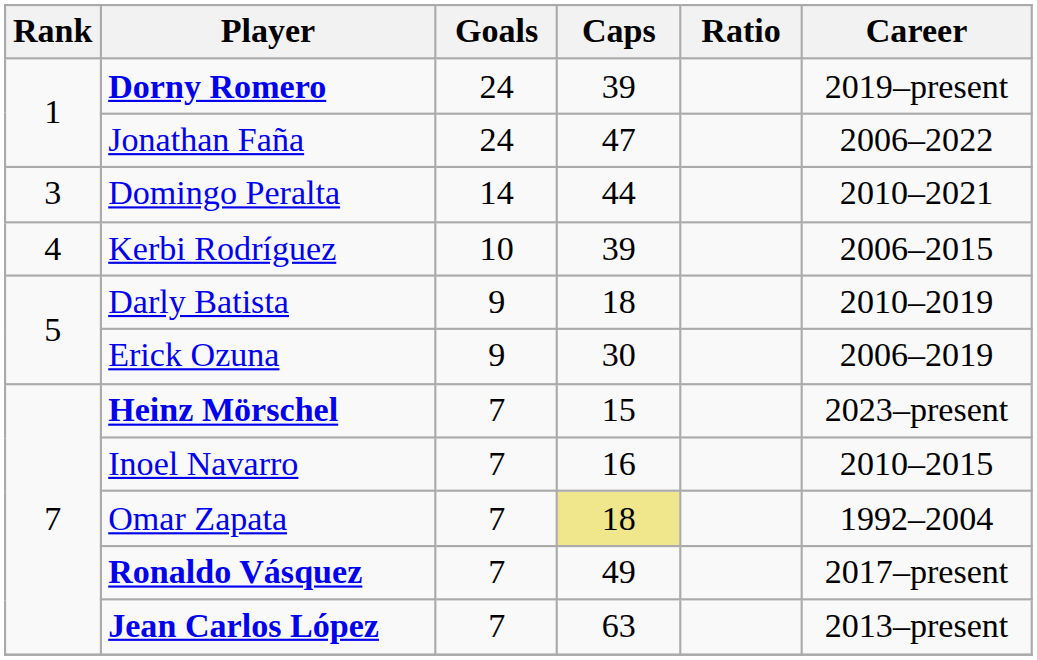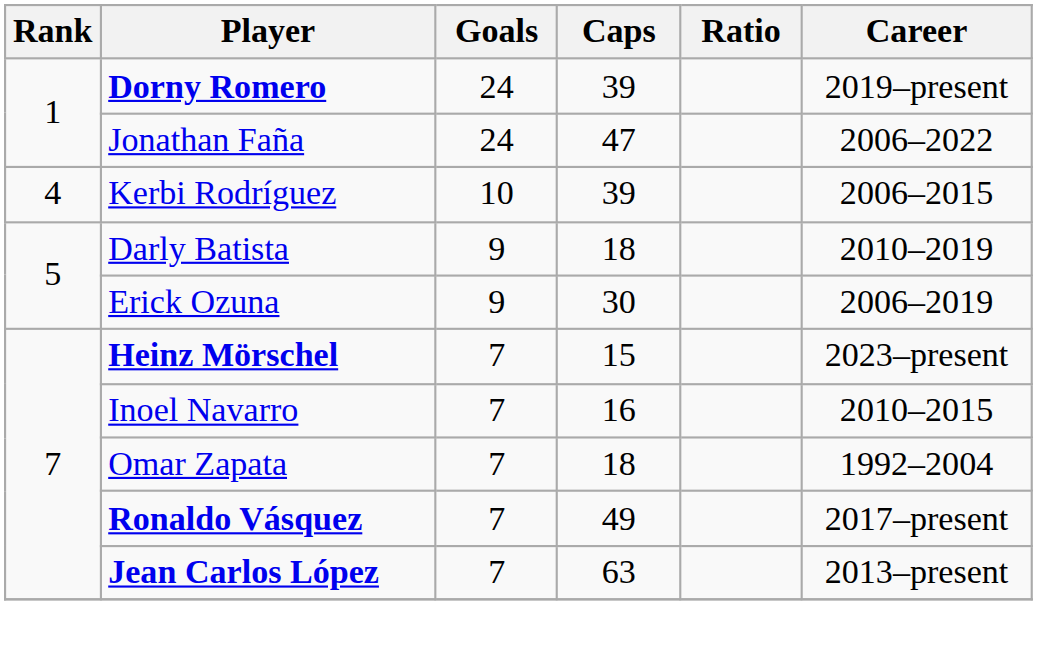- row: (224, 193)
(619, 517) khaki background -> (619, 463) no background
